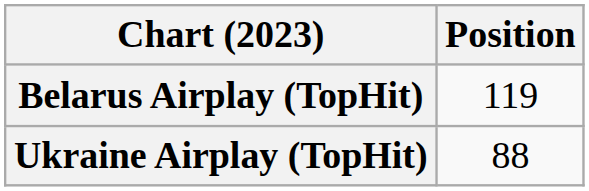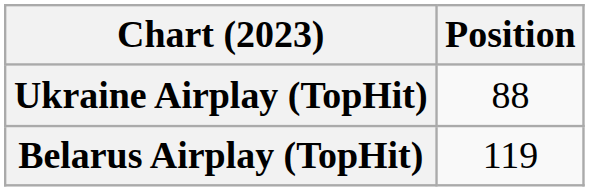rows swapped: (221, 94) <-> (221, 154)
